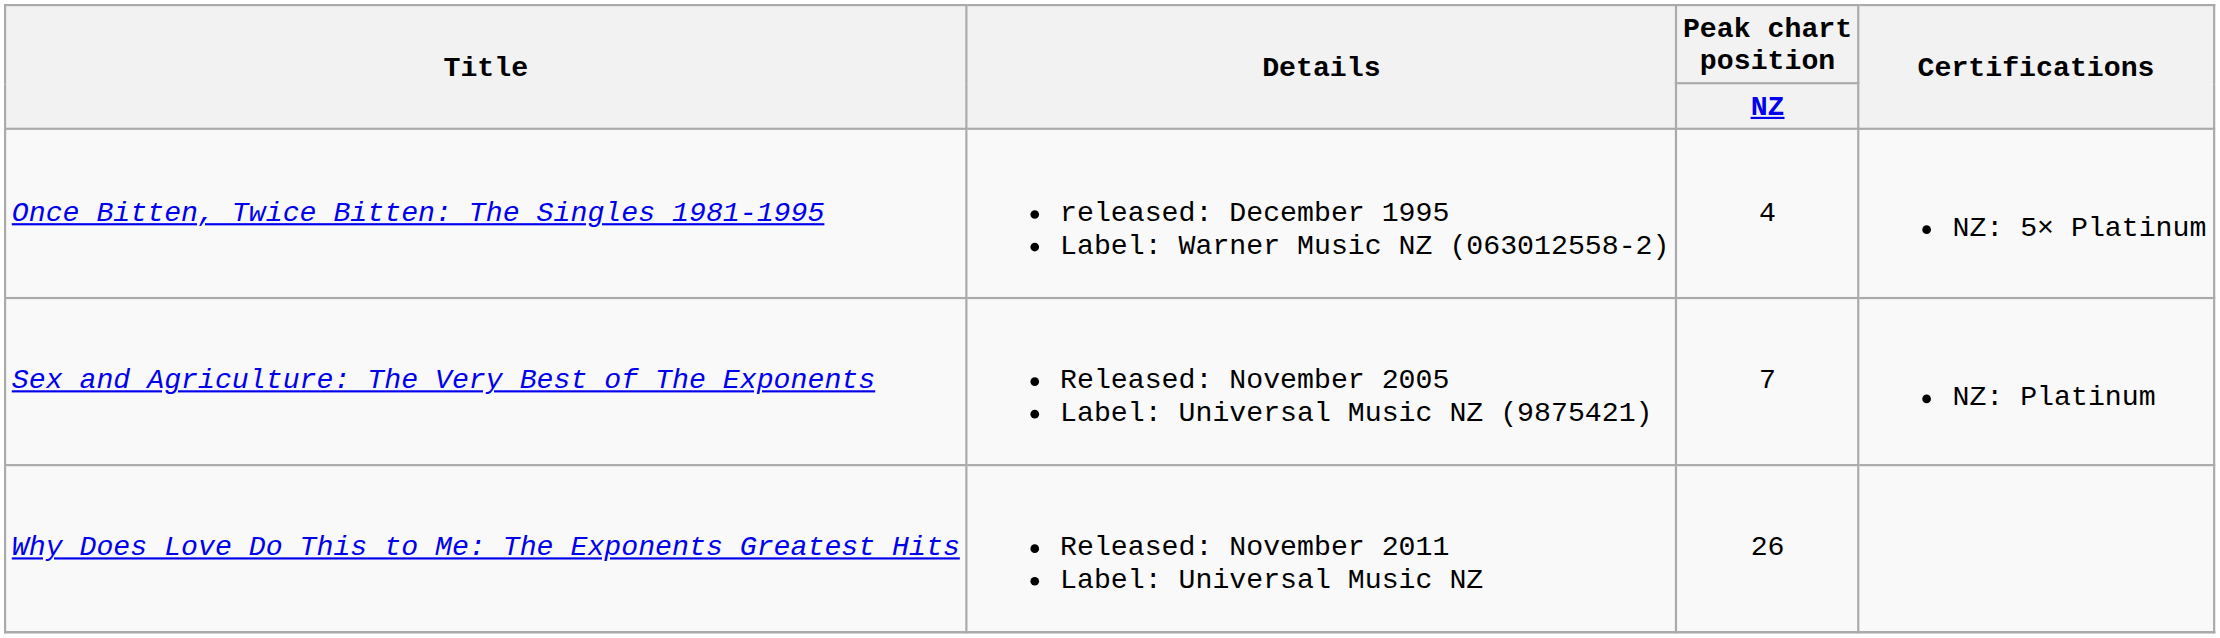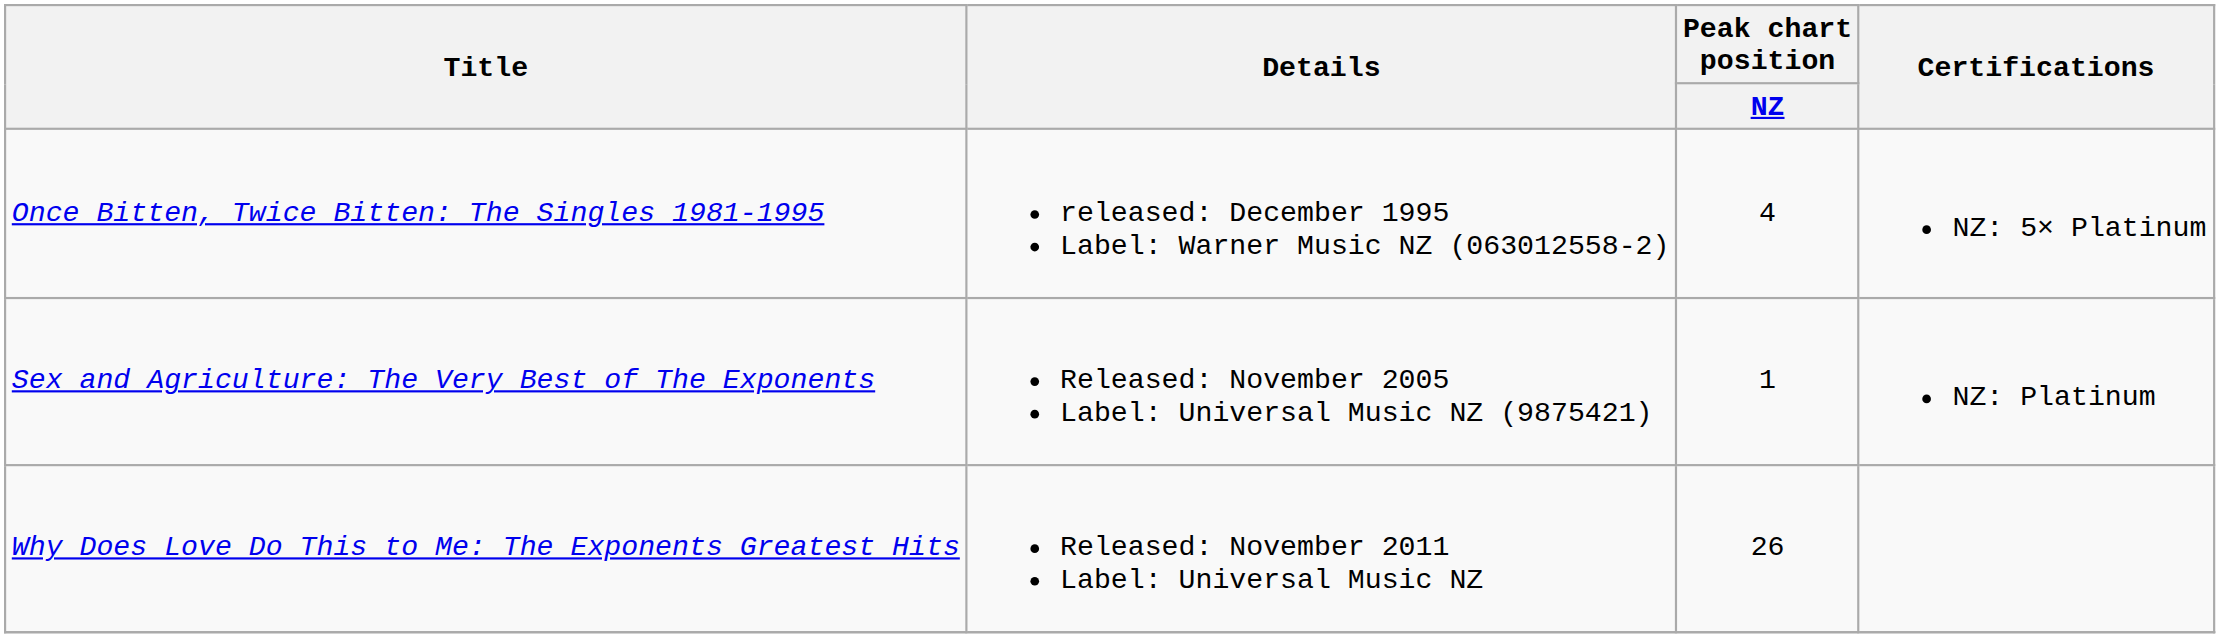(1768, 381) 7 -> (1768, 381) 1
